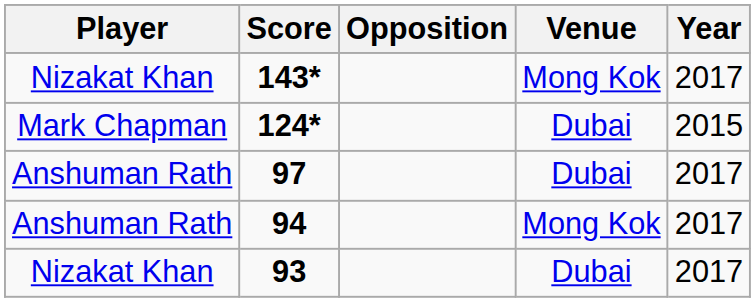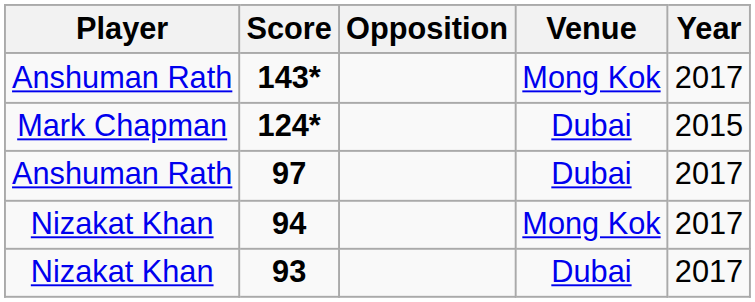(122, 77) Nizakat Khan -> (122, 77) Anshuman Rath
(122, 223) Anshuman Rath -> (122, 223) Nizakat Khan
